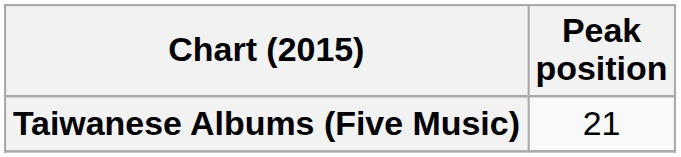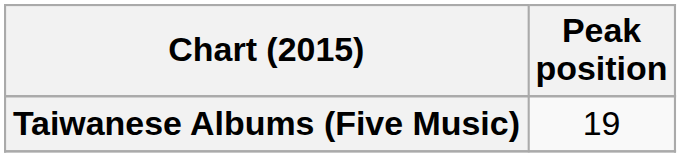(601, 123) 21 -> (601, 123) 19
